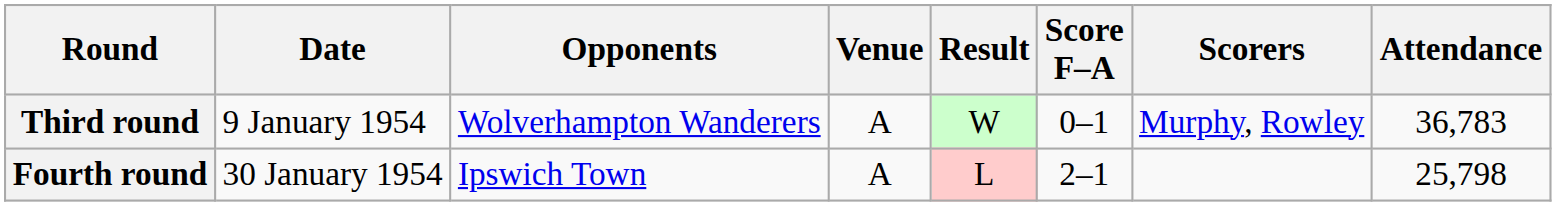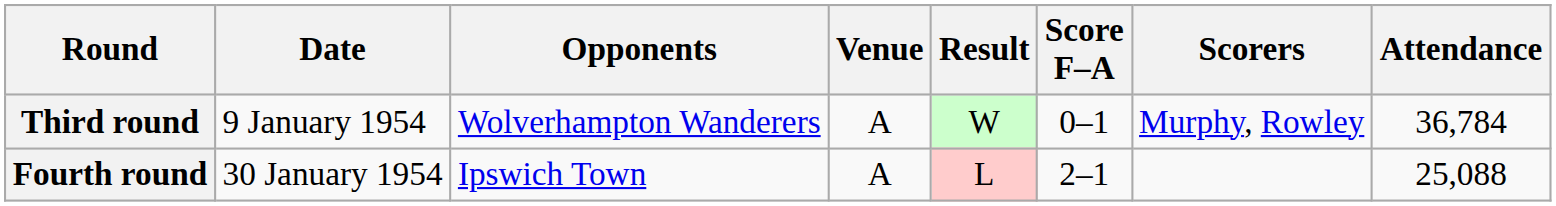(1461, 121) 36,783 -> (1461, 121) 36,784
(1461, 173) 25,798 -> (1461, 173) 25,088
